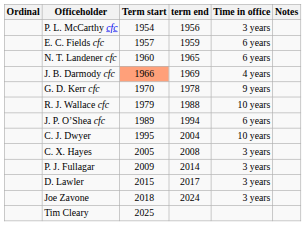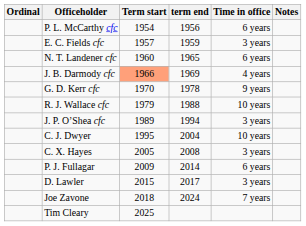(256, 27) 3 years -> (256, 27) 6 years
(256, 43) 6 years -> (256, 43) 3 years
(256, 120) 6 years -> (256, 120) 3 years
(256, 167) 3 years -> (256, 167) 6 years
(256, 197) 3 years -> (256, 197) 7 years
